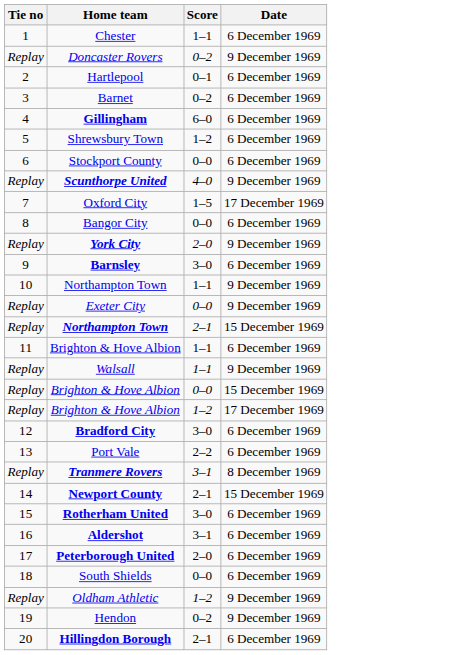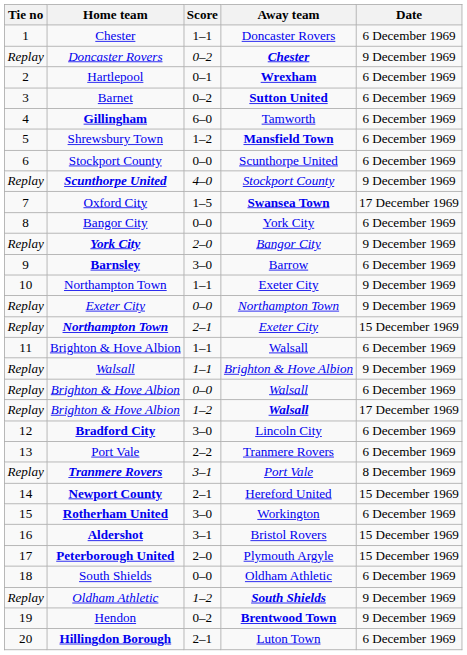+ column: (289, 14)
(274, 389) 15 December 1969 -> (409, 389) 6 December 1969
(274, 535) 6 December 1969 -> (409, 535) 15 December 1969
(274, 555) 6 December 1969 -> (409, 555) 15 December 1969
